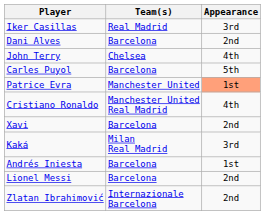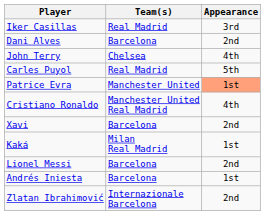(132, 70) Barcelona -> (138, 70) Real Madrid
(231, 144) 3rd -> (231, 144) 1st
rows swapped: (44, 164) <-> (39, 179)
